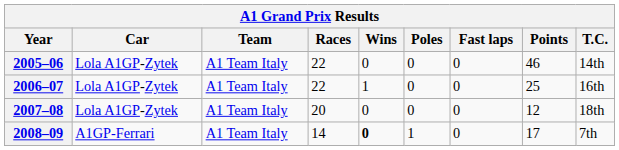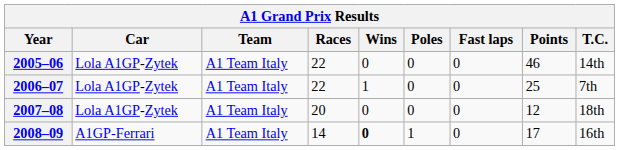(592, 87) 16th -> (588, 87) 7th
(588, 134) 7th -> (592, 134) 16th
